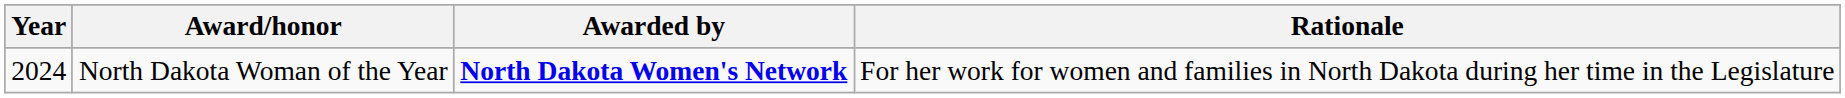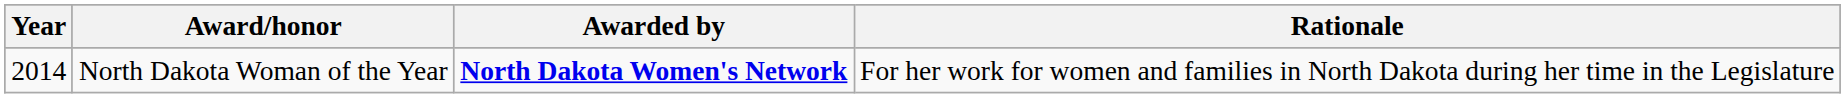(39, 69) 2024 -> (39, 69) 2014
